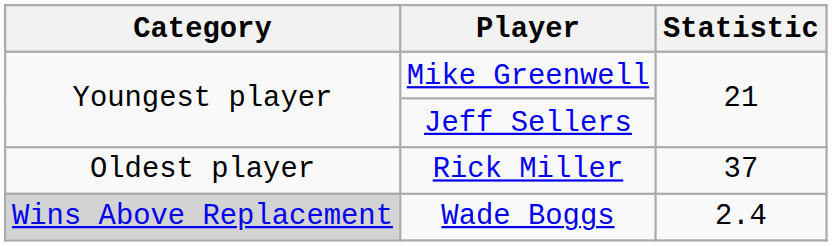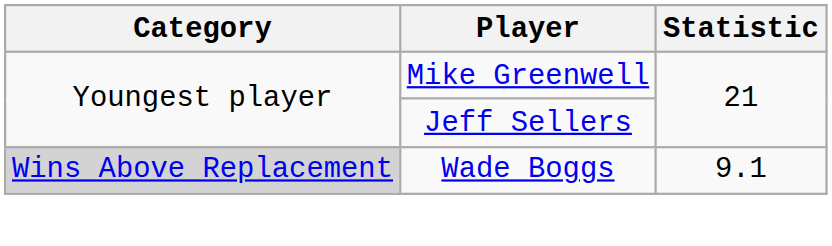- row: (528, 170)
(741, 217) 2.4 -> (741, 170) 9.1
